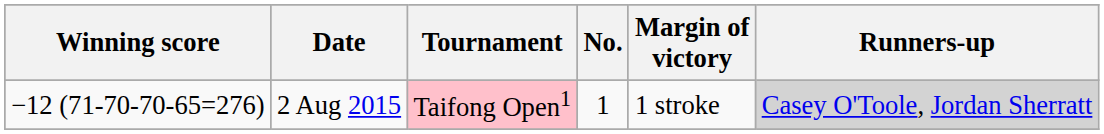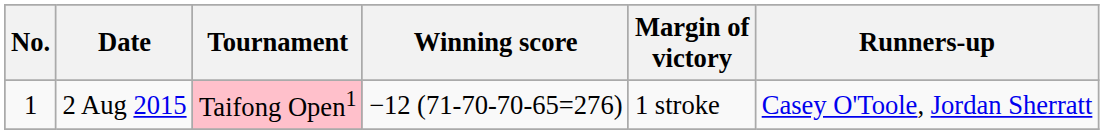columns swapped: (603, 42) <-> (138, 42)
(927, 104) lightgrey background -> (927, 104) no background
